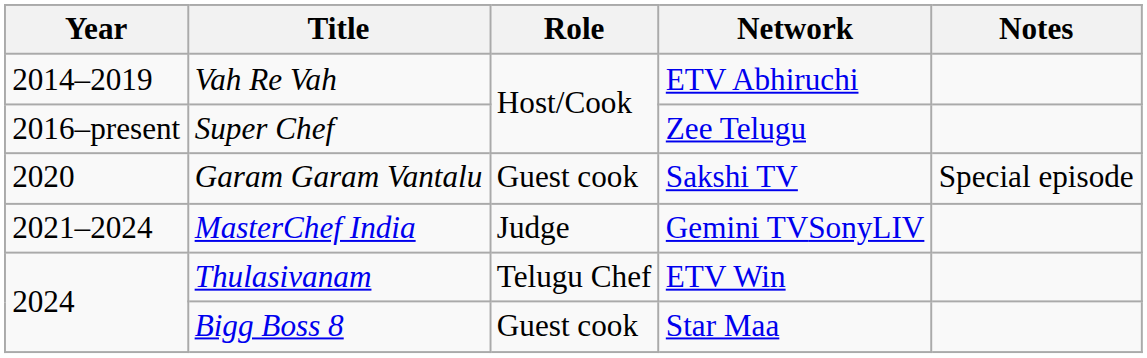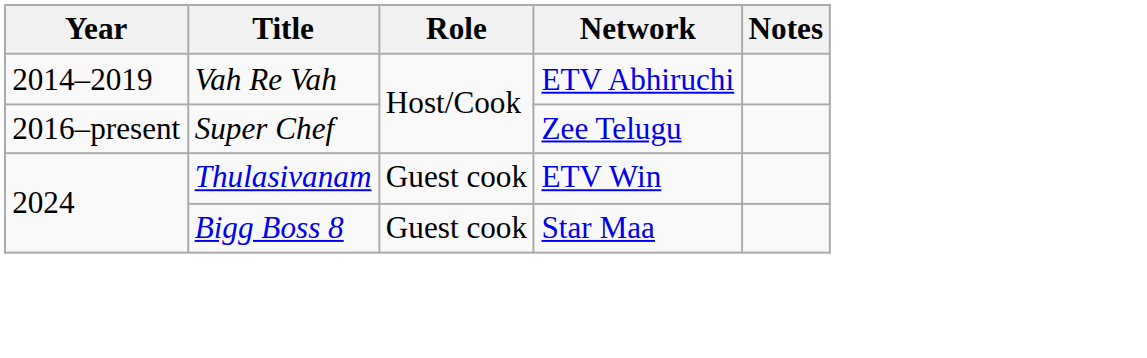- row: (339, 177)
- row: (305, 227)
(574, 276) Telugu Chef -> (456, 177) Guest cook
